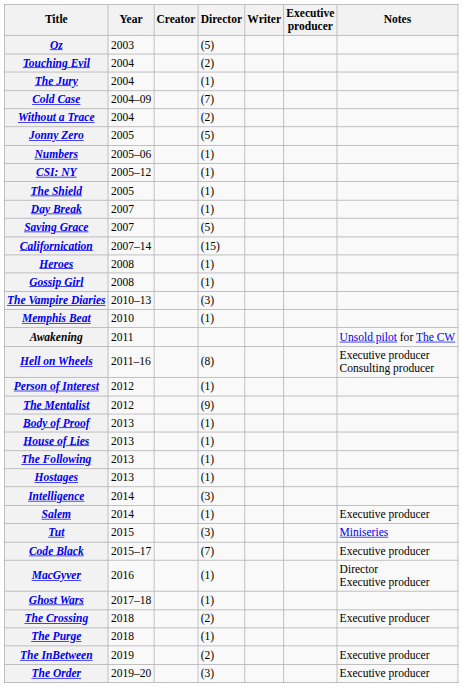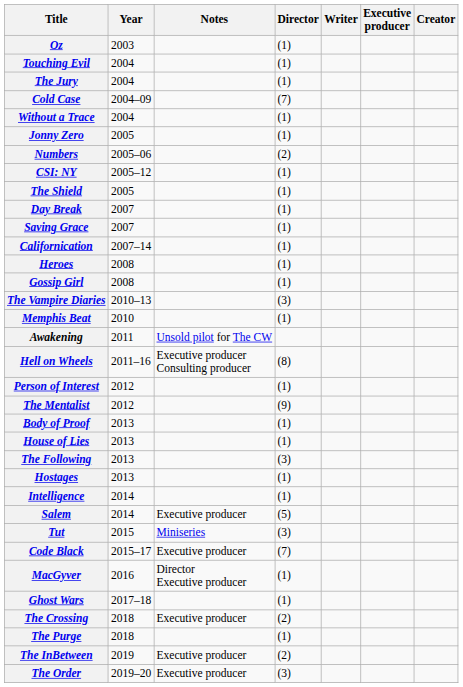columns swapped: (176, 20) <-> (397, 20)
(207, 44) (5) -> (284, 44) (1)
(207, 63) (2) -> (284, 63) (1)
(207, 117) (2) -> (284, 117) (1)
(207, 136) (5) -> (284, 136) (1)
(207, 154) (1) -> (284, 154) (2)
(207, 227) (5) -> (284, 227) (1)
(210, 245) (15) -> (284, 245) (1)
(207, 459) (1) -> (284, 459) (3)
(207, 496) (3) -> (284, 496) (1)
(207, 514) (1) -> (284, 514) (5)
